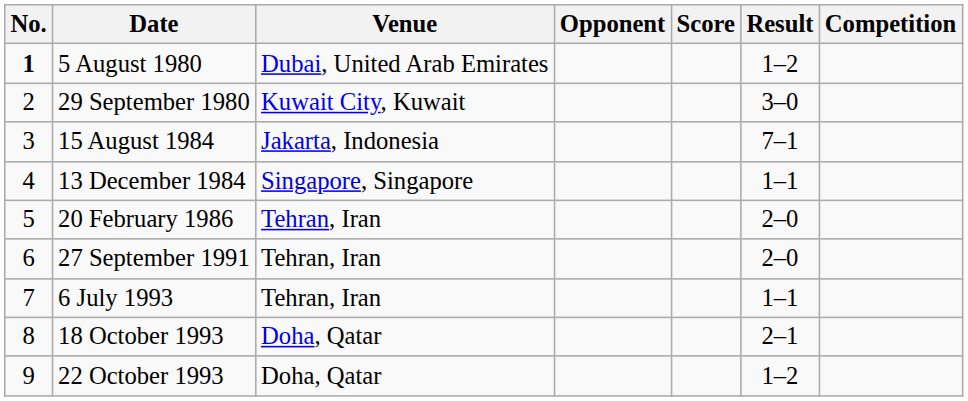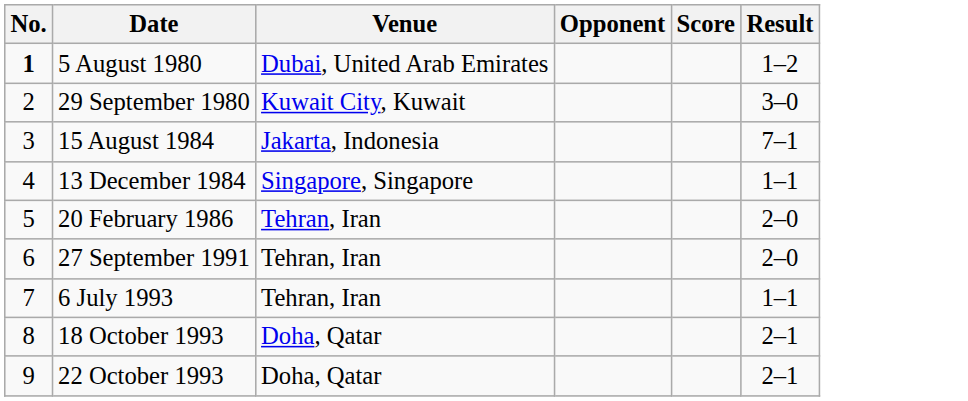- column: (891, 24)
(780, 375) 1–2 -> (780, 375) 2–1
